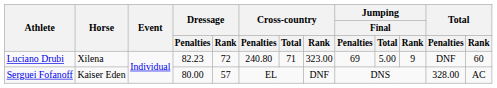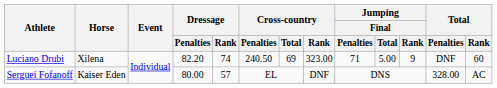(193, 59) 82.23 -> (193, 59) 82.20
(226, 59) 72 -> (226, 59) 74
(259, 59) 240.80 -> (259, 59) 240.50
(291, 59) 71 -> (291, 59) 69
(355, 59) 69 -> (355, 59) 71
